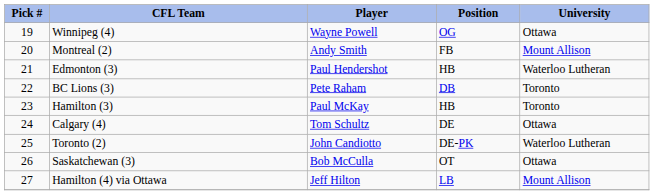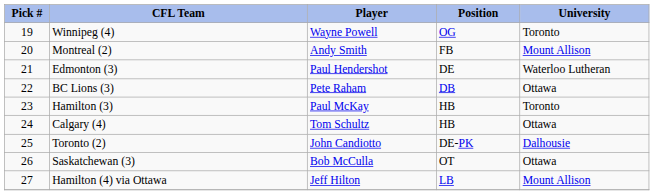(540, 32) Ottawa -> (541, 32) Toronto
(447, 69) HB -> (447, 69) DE
(541, 87) Toronto -> (540, 87) Ottawa
(447, 124) DE -> (447, 124) HB
(567, 143) Waterloo Lutheran -> (546, 143) Dalhousie
